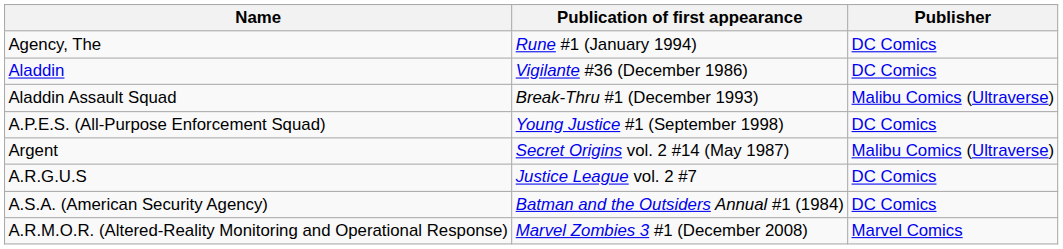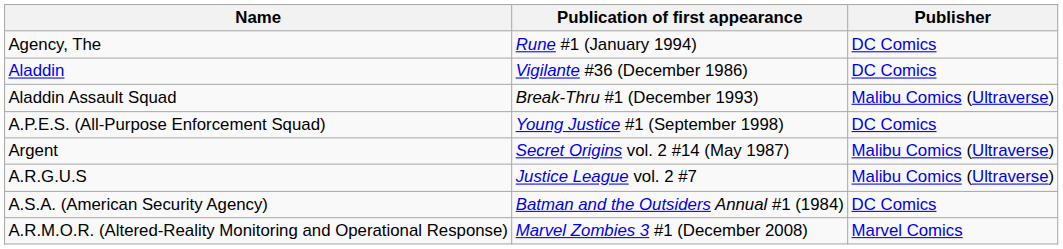(894, 177) DC Comics -> (953, 177) Malibu Comics (Ultraverse)
